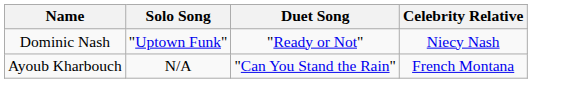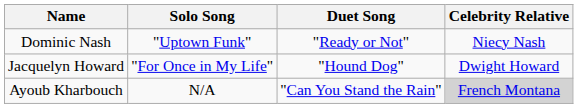+ row: (66, 66)
(463, 66) no background -> (509, 90) lightgrey background
